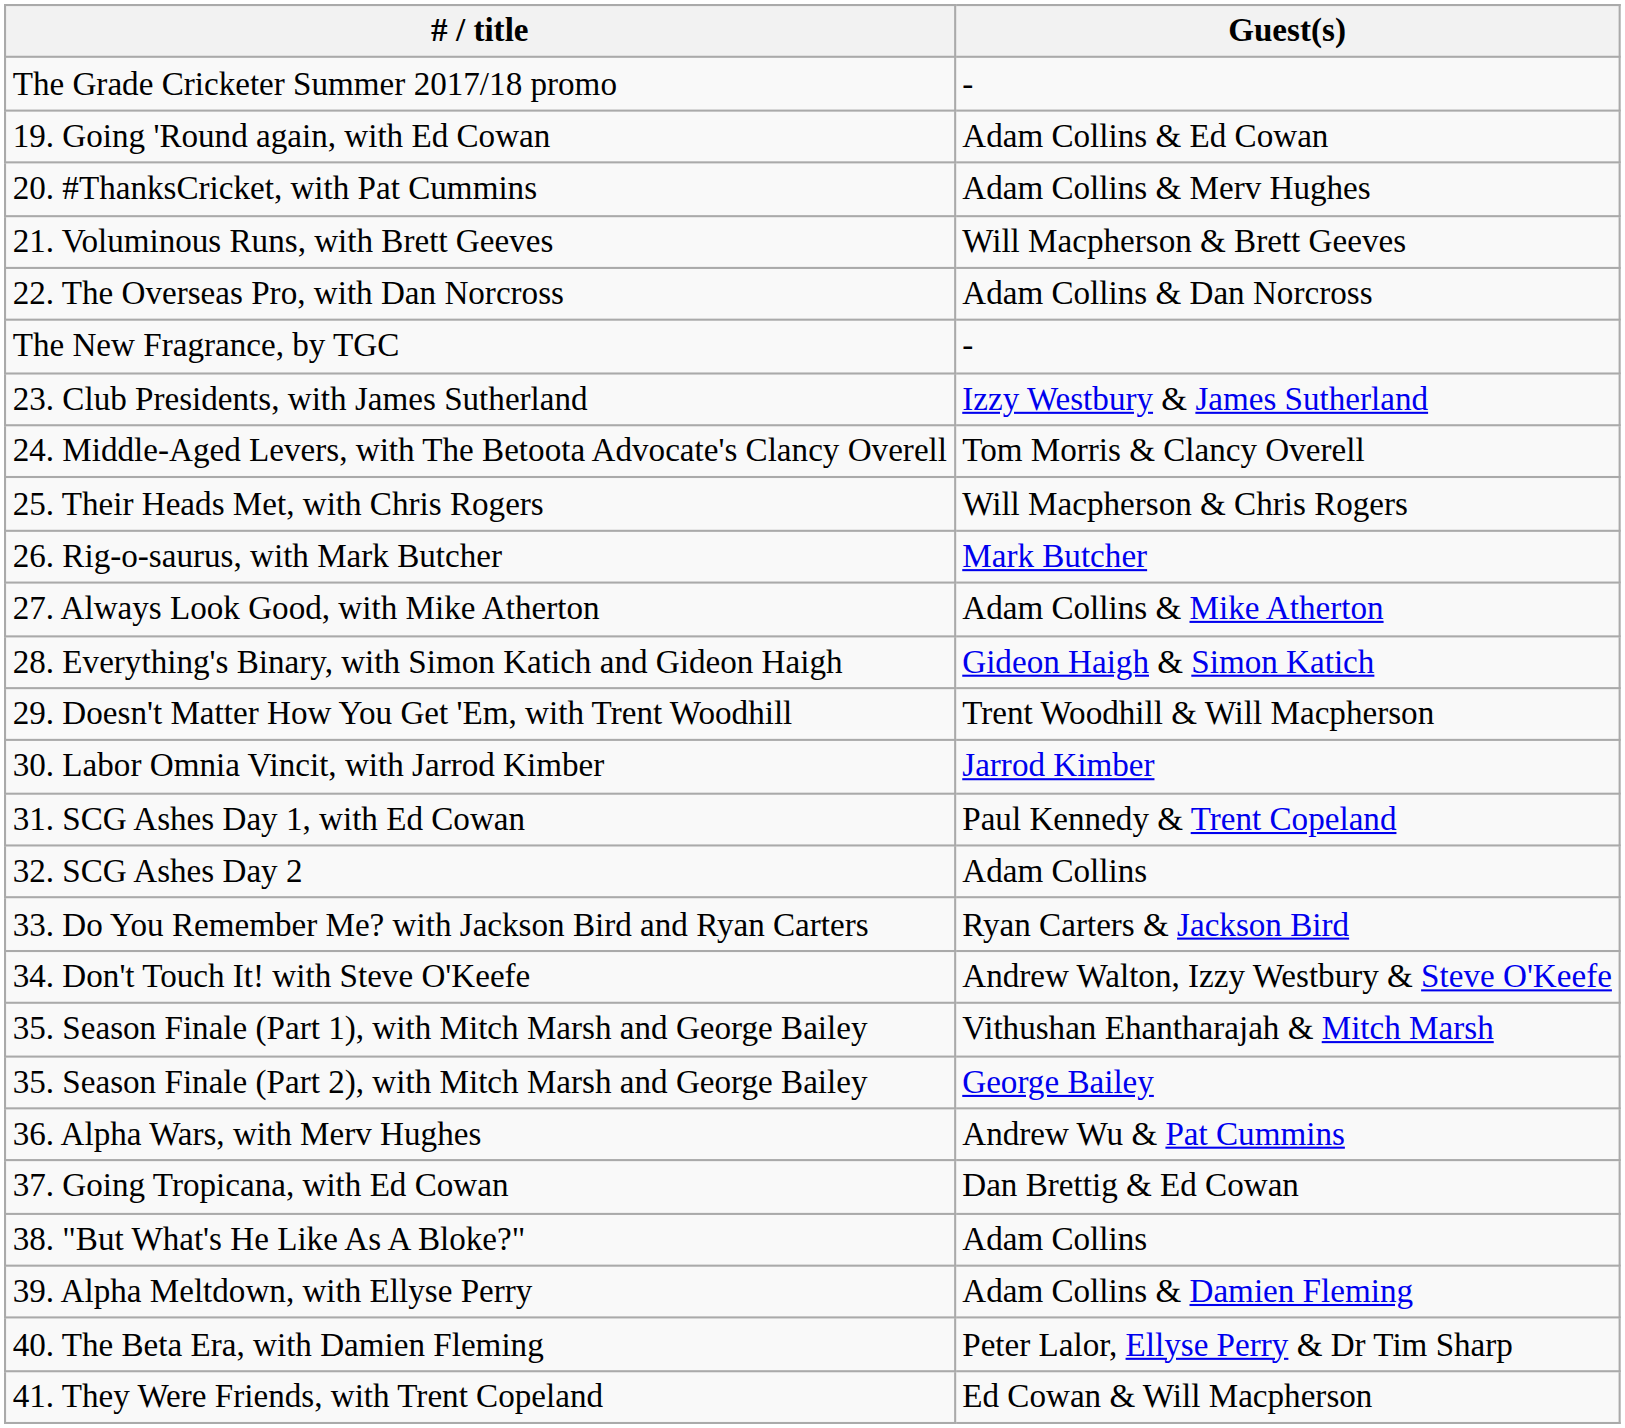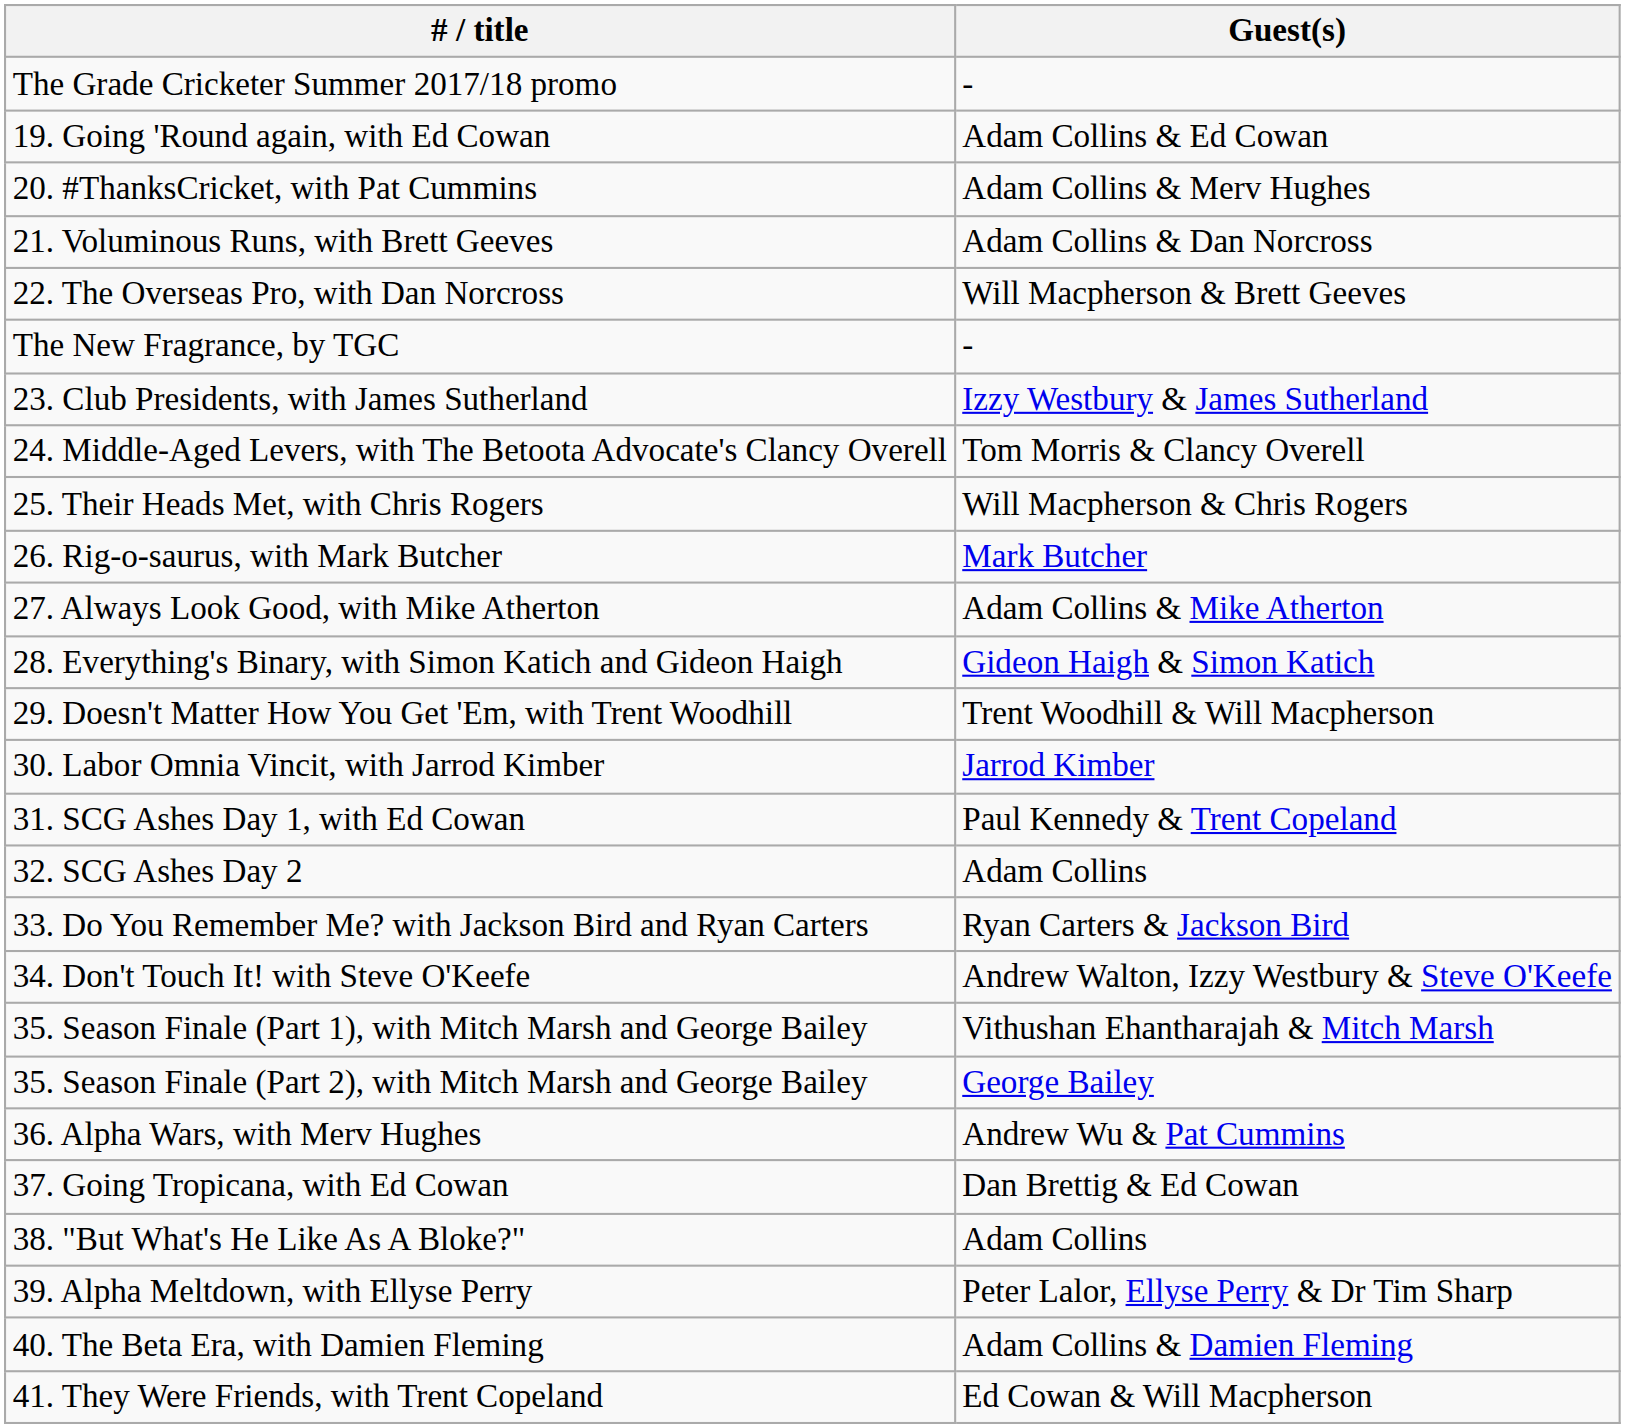(1184, 240) Will Macpherson & Brett Geeves -> (1167, 240) Adam Collins & Dan Norcross
(1167, 293) Adam Collins & Dan Norcross -> (1184, 293) Will Macpherson & Brett Geeves
(1188, 1291) Adam Collins & Damien Fleming -> (1238, 1291) Peter Lalor, Ellyse Perry & Dr Tim Sharp
(1238, 1343) Peter Lalor, Ellyse Perry & Dr Tim Sharp -> (1188, 1343) Adam Collins & Damien Fleming
